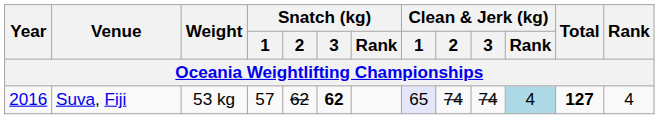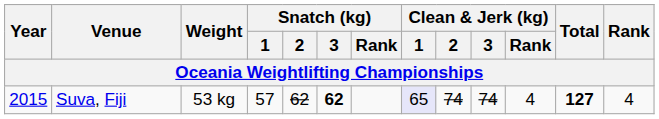(28, 99) 2016 -> (28, 99) 2015
(530, 99) lightblue background -> (530, 99) no background
